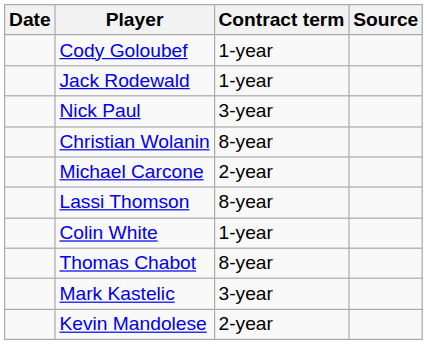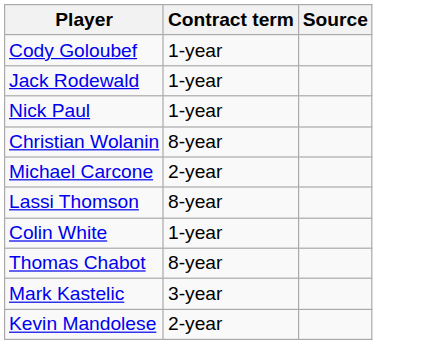- column: (30, 19)
(246, 111) 3-year -> (195, 111) 1-year
